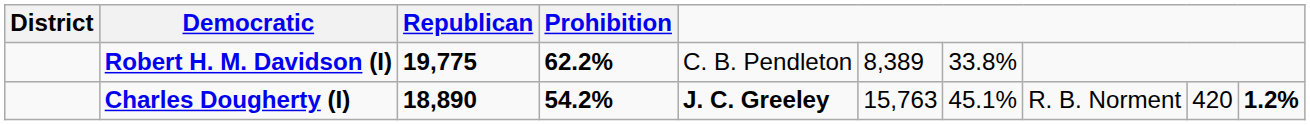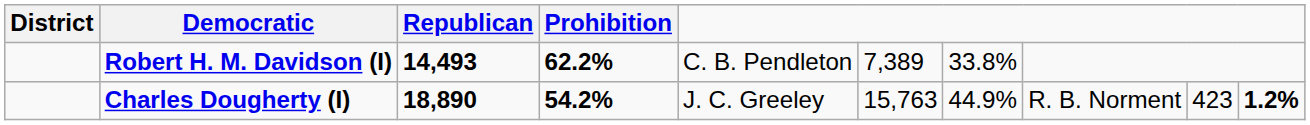(440, 61) 19,775 -> (440, 61) 14,493
(894, 61) 8,389 -> (894, 61) 7,389
(756, 100) bold -> (754, 100) normal
(983, 100) 45.1% -> (983, 100) 44.9%
(1212, 100) 420 -> (1212, 100) 423
